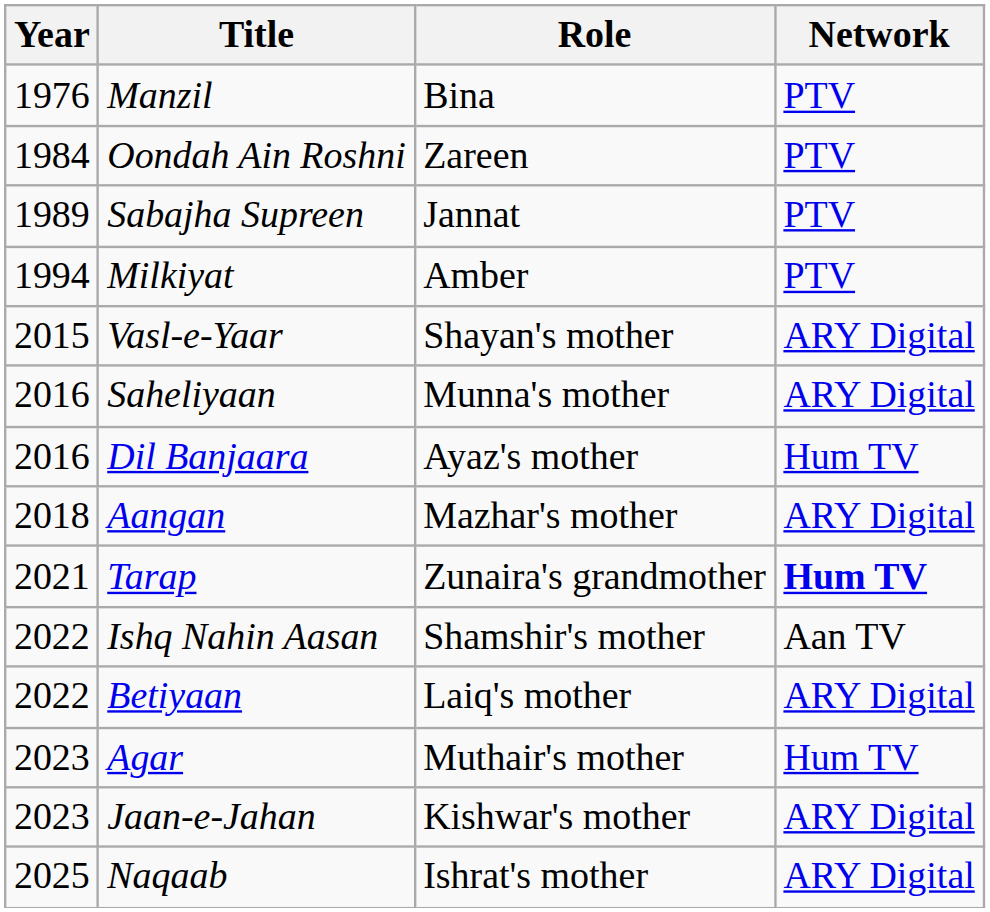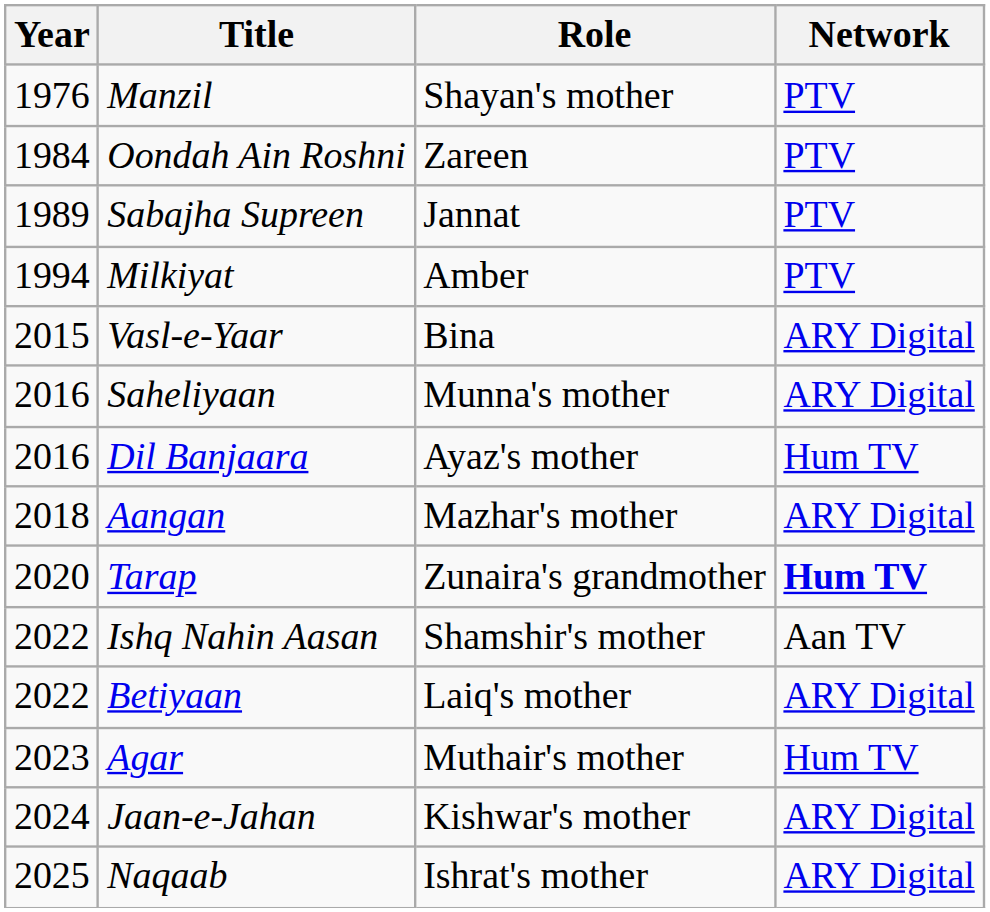(459, 94) Bina -> (548, 94) Shayan's mother
(548, 335) Shayan's mother -> (459, 335) Bina
(52, 575) 2021 -> (52, 575) 2020
(52, 816) 2023 -> (52, 816) 2024
